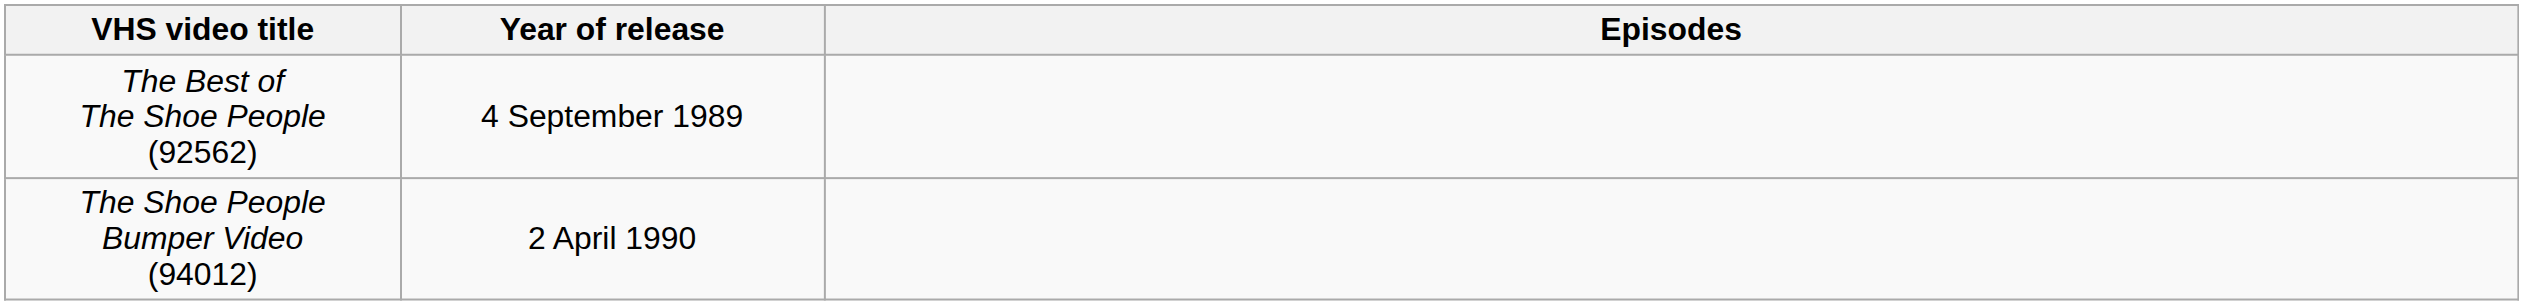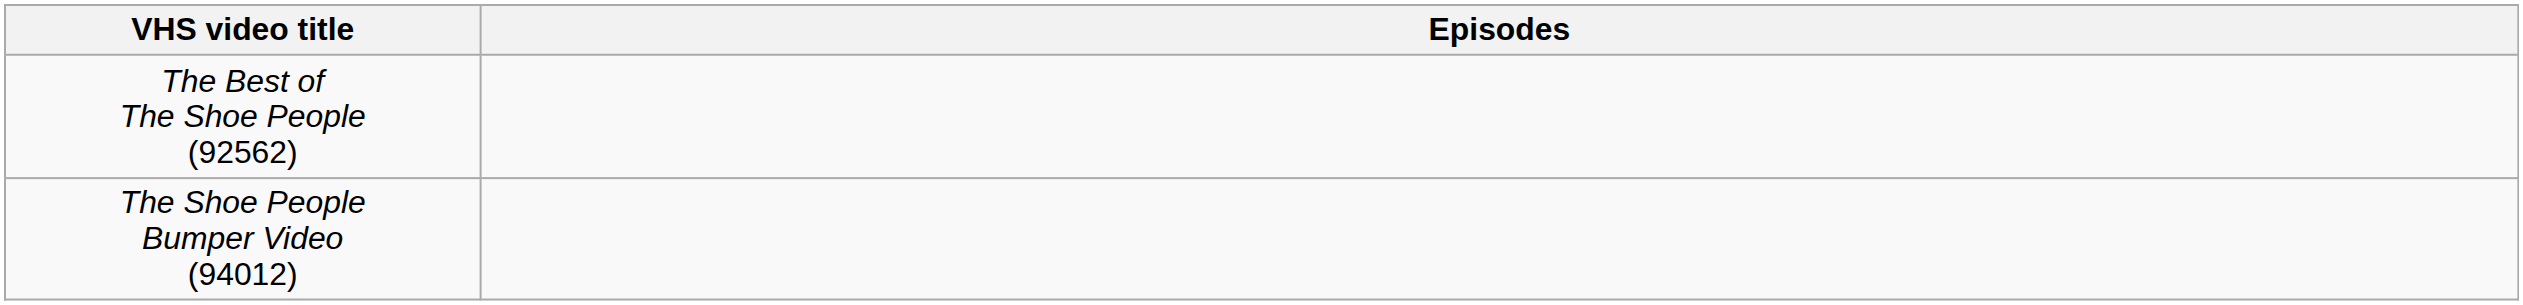- column: (612, 29)
